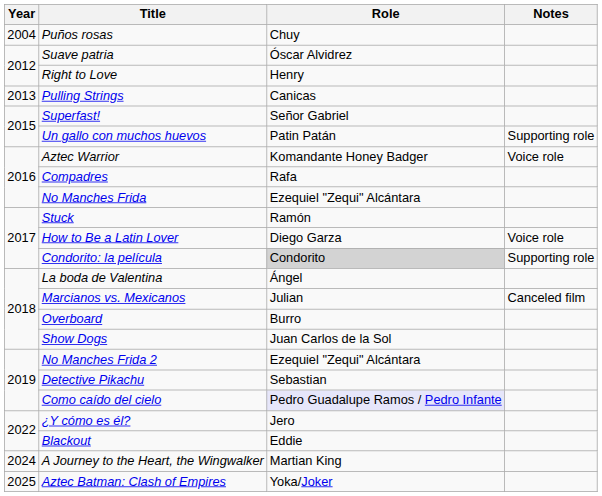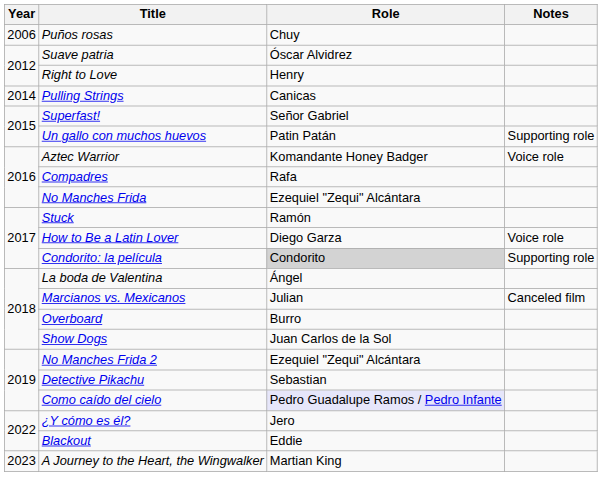(22, 34) 2004 -> (22, 34) 2006
(22, 95) 2013 -> (22, 95) 2014
(22, 461) 2024 -> (22, 461) 2023
- row: (134, 481)
